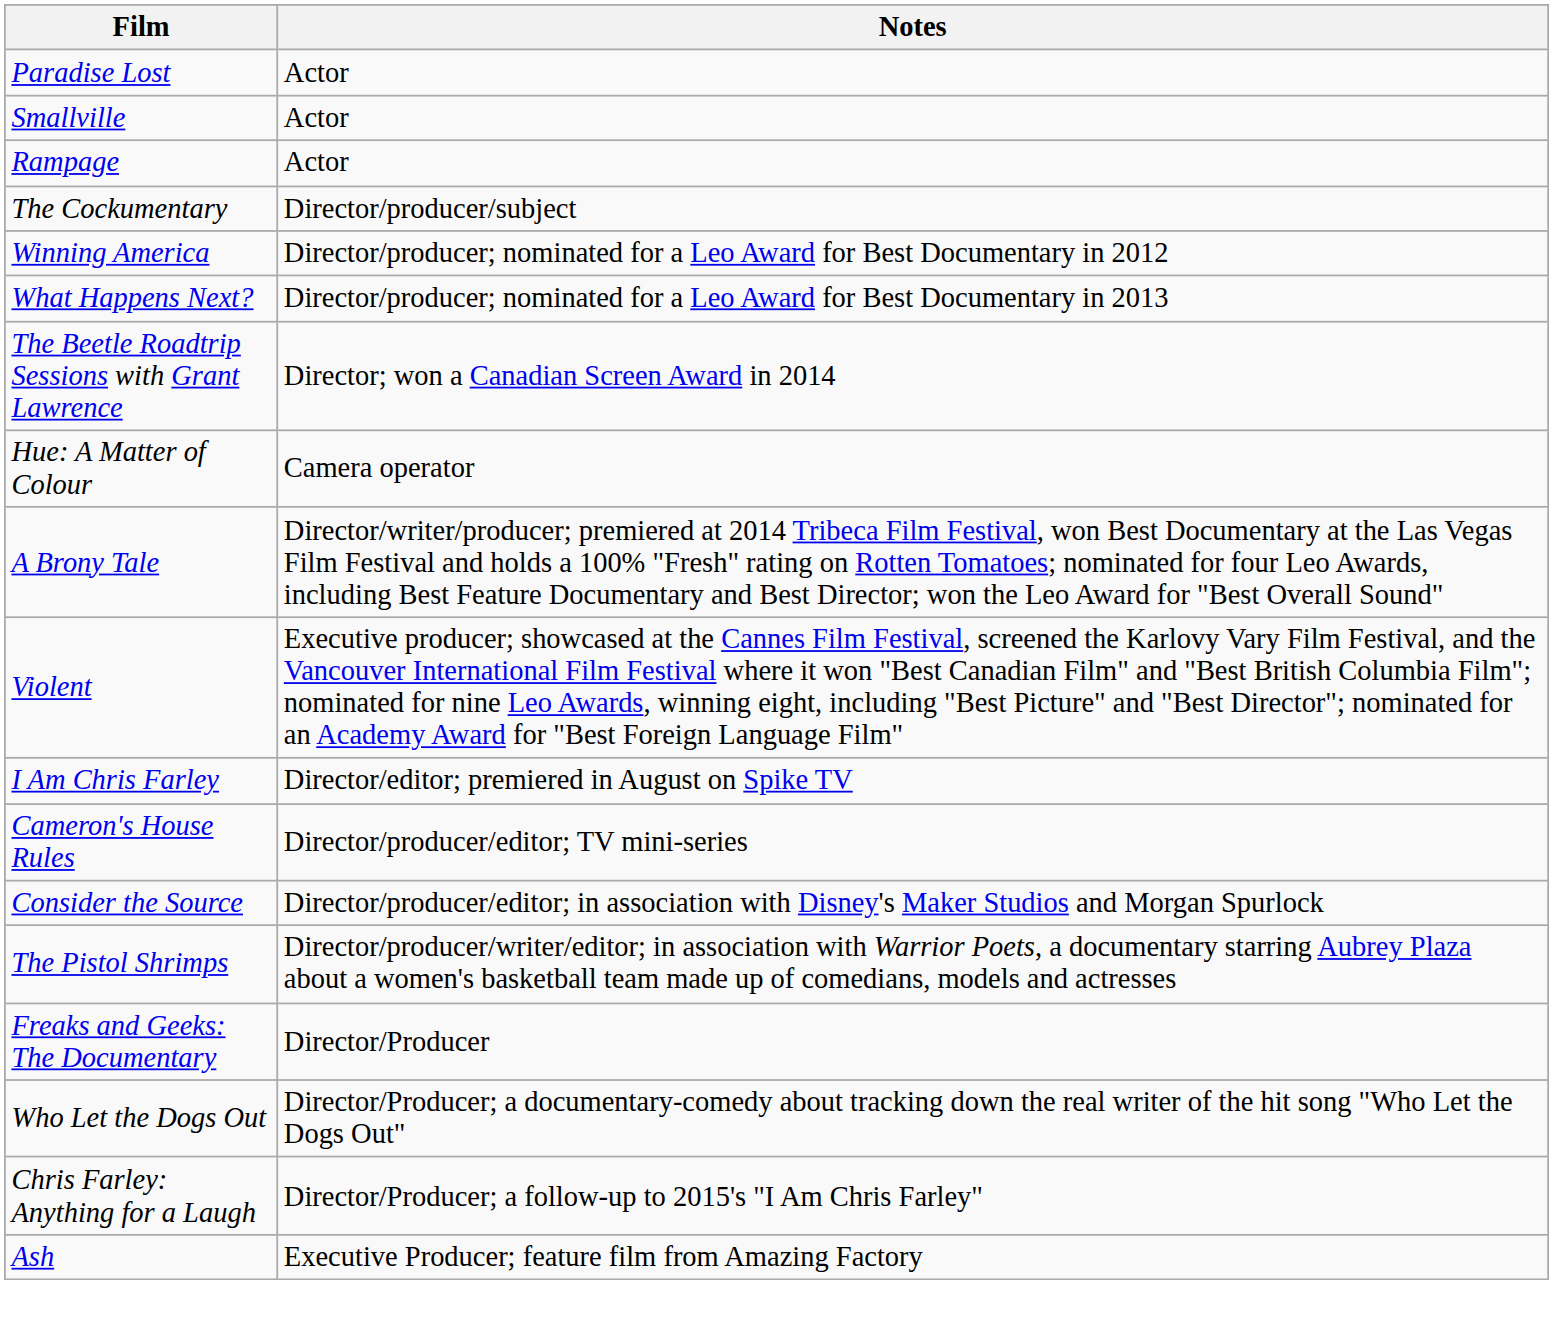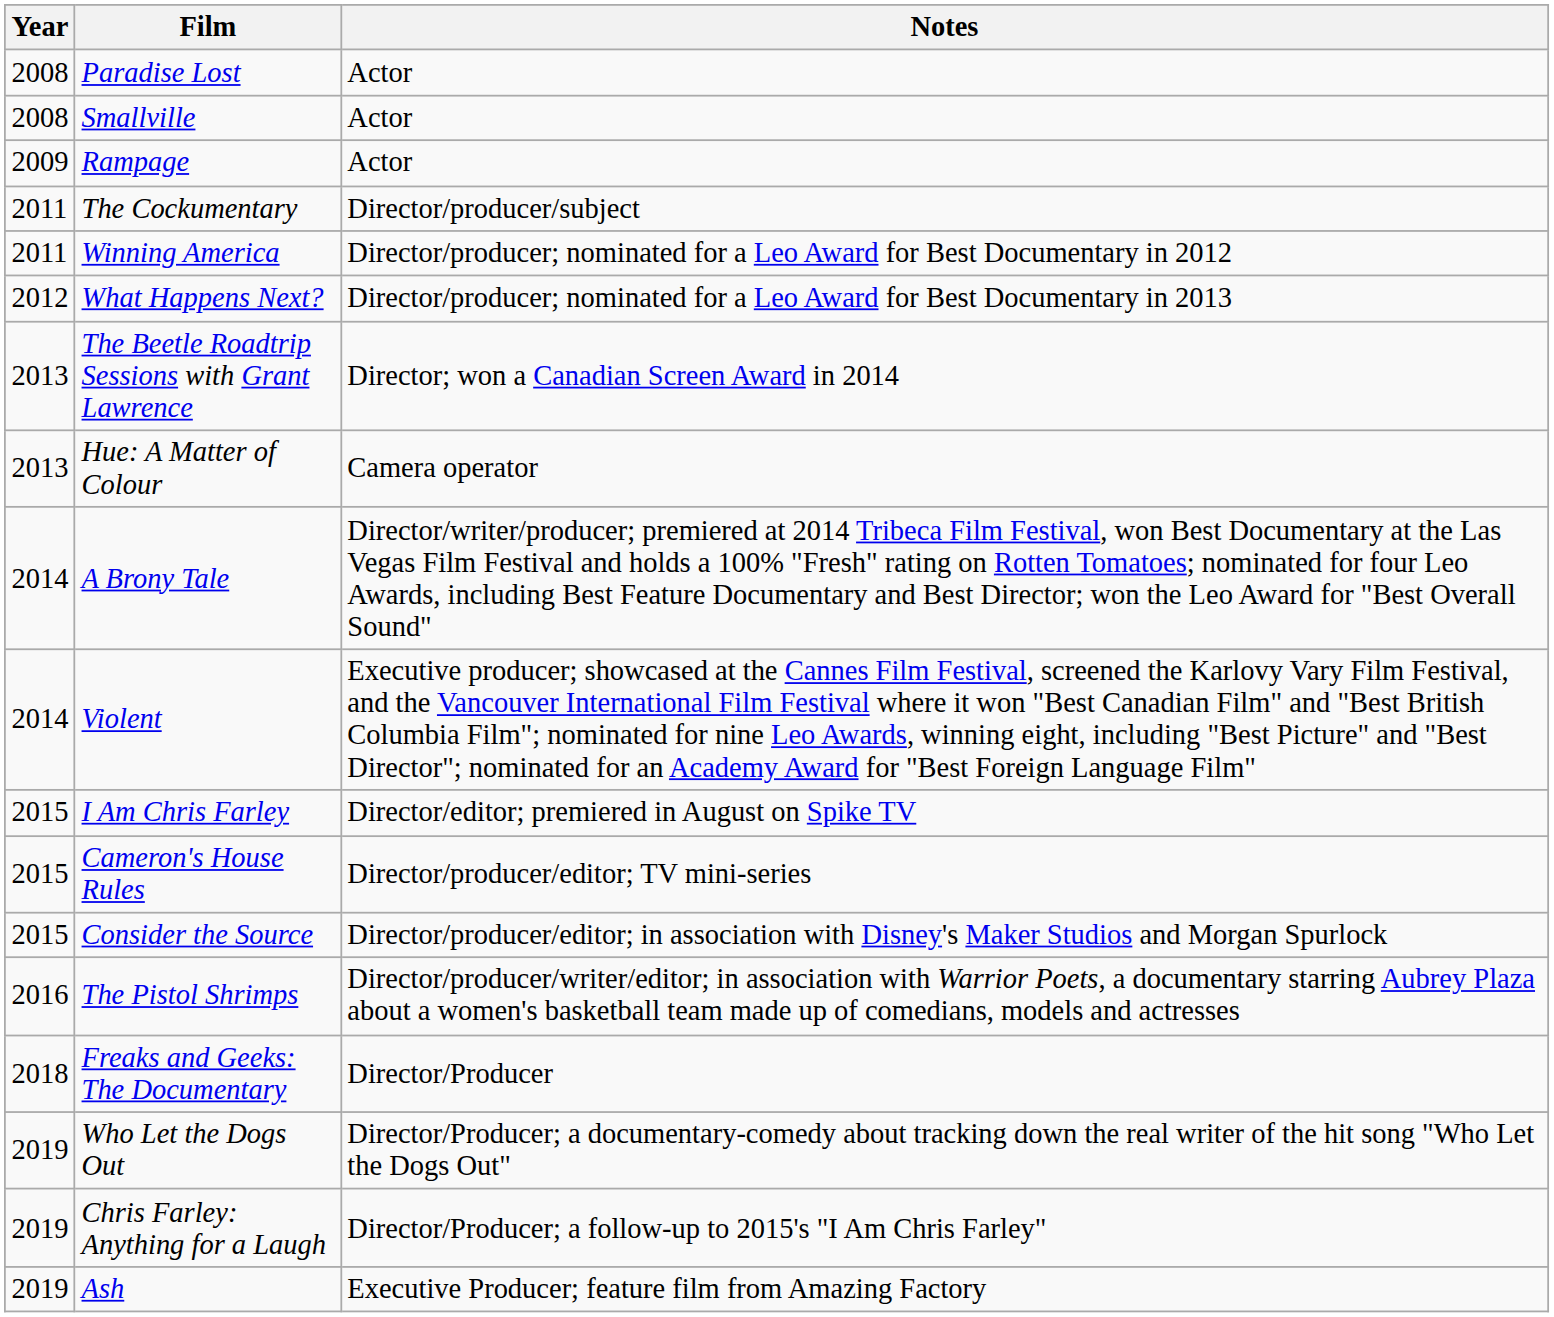+ column: (40, 27)
